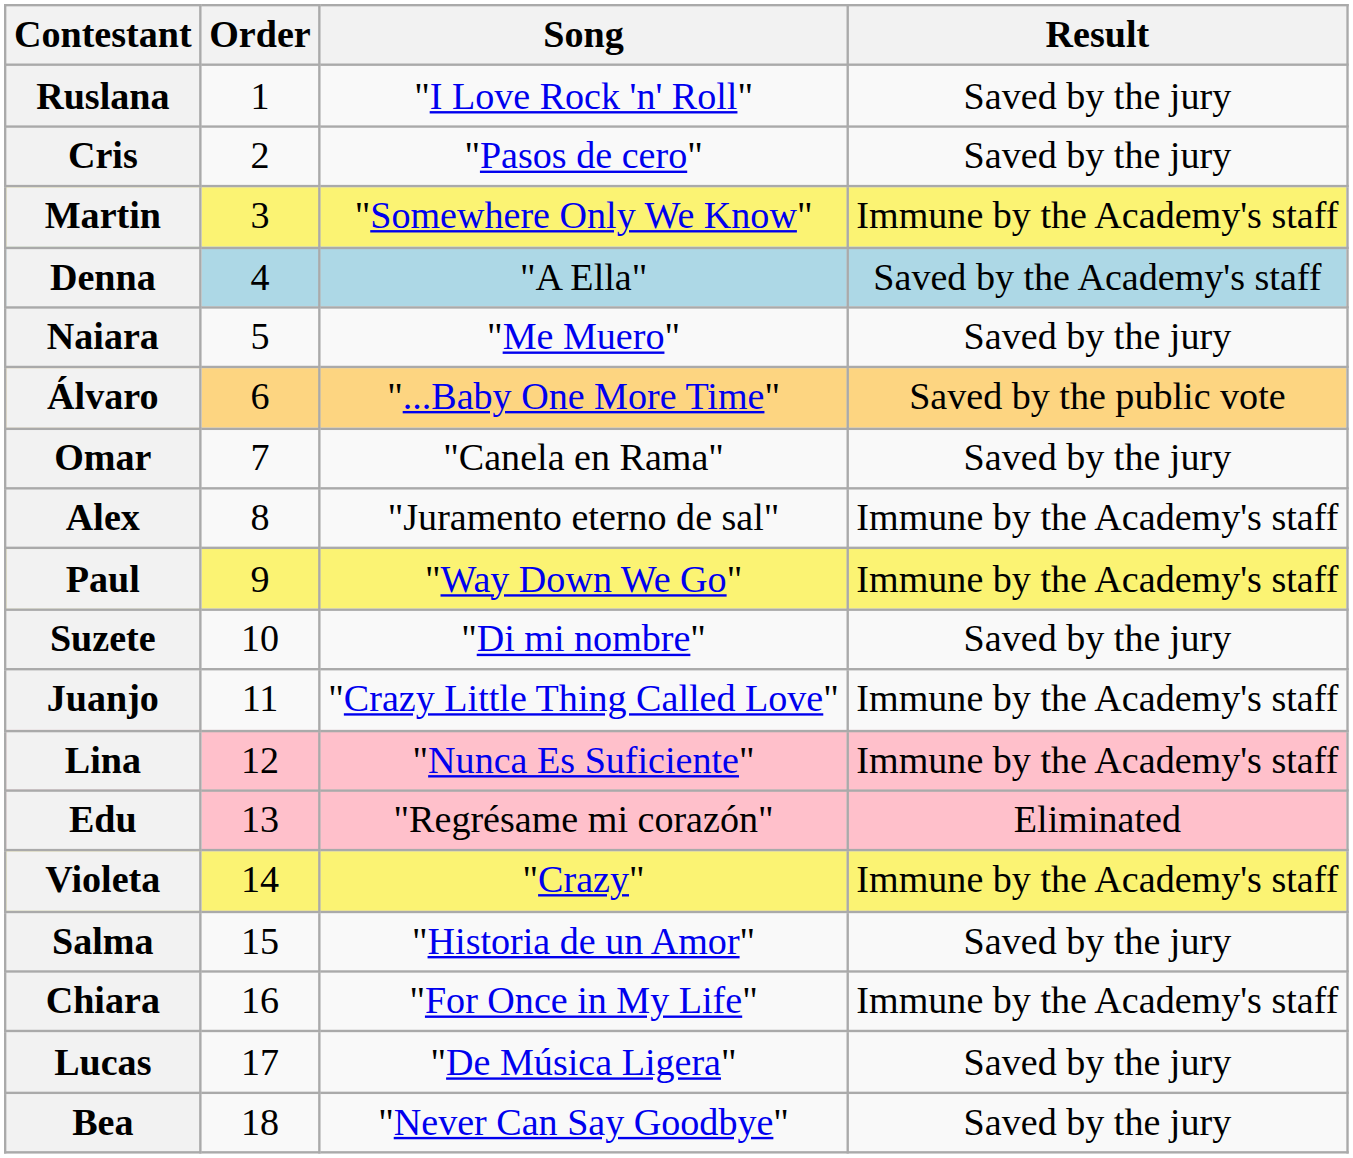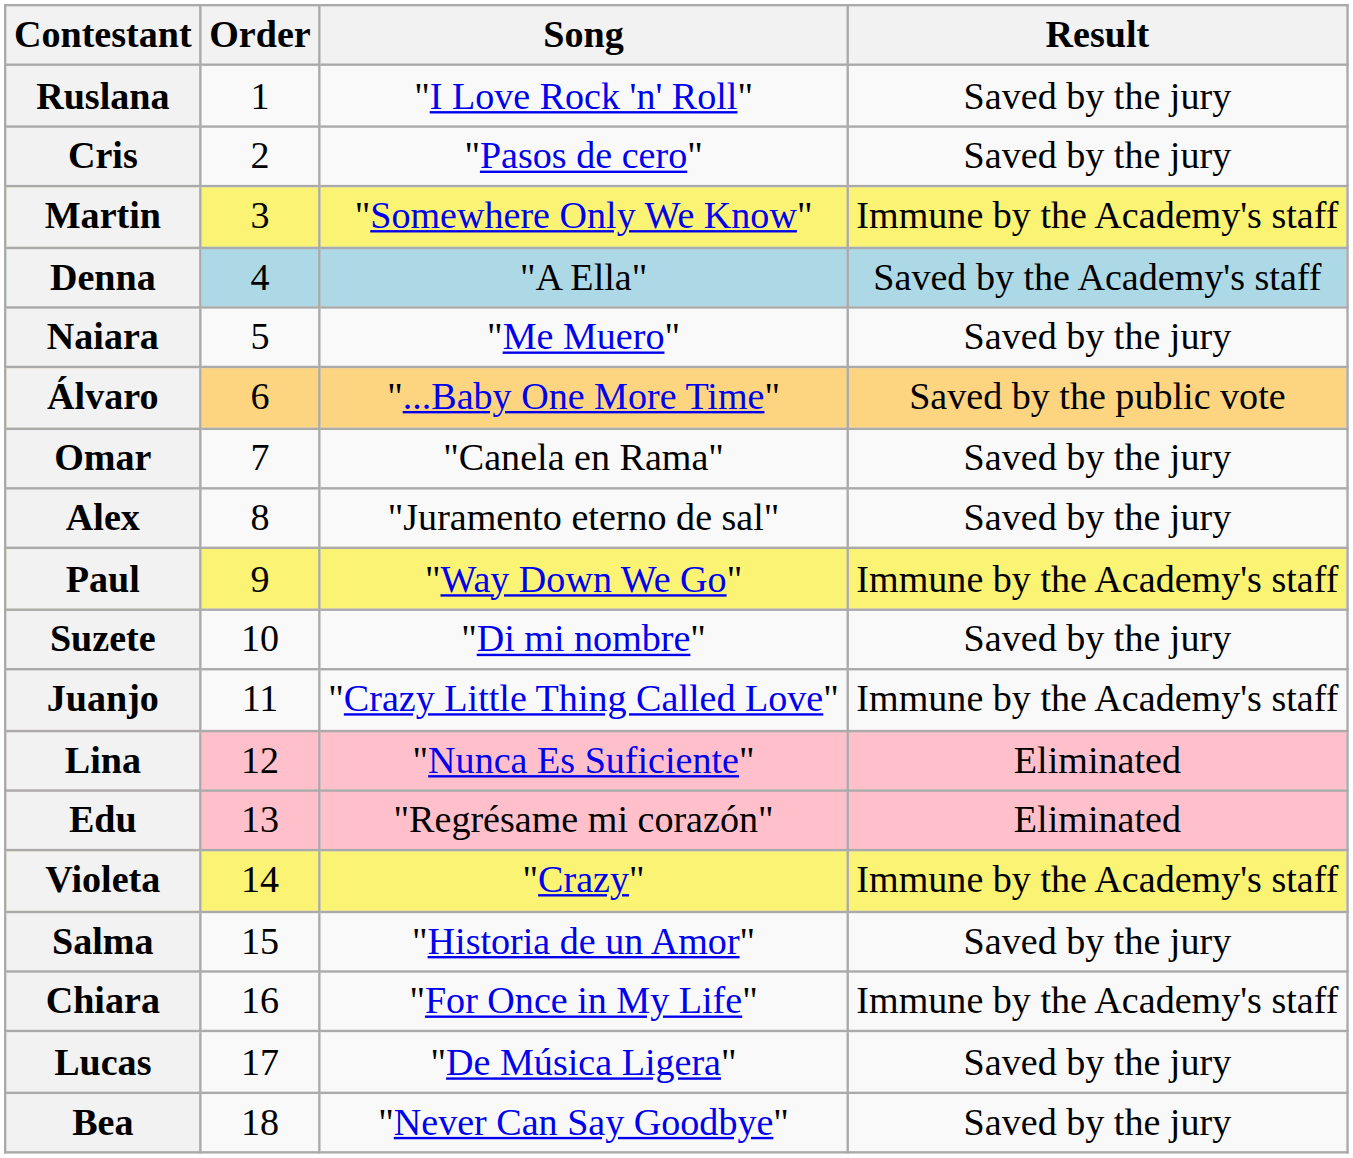(1097, 517) Immune by the Academy's staff -> (1097, 517) Saved by the jury
(1097, 759) Immune by the Academy's staff -> (1097, 759) Eliminated
